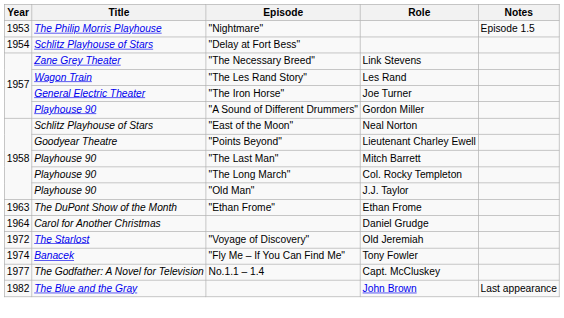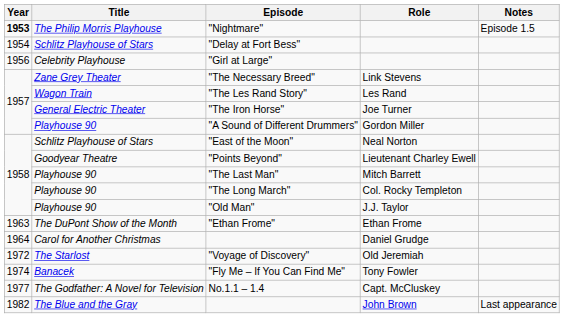(18, 28) normal -> (18, 28) bold
+ row: (240, 61)
